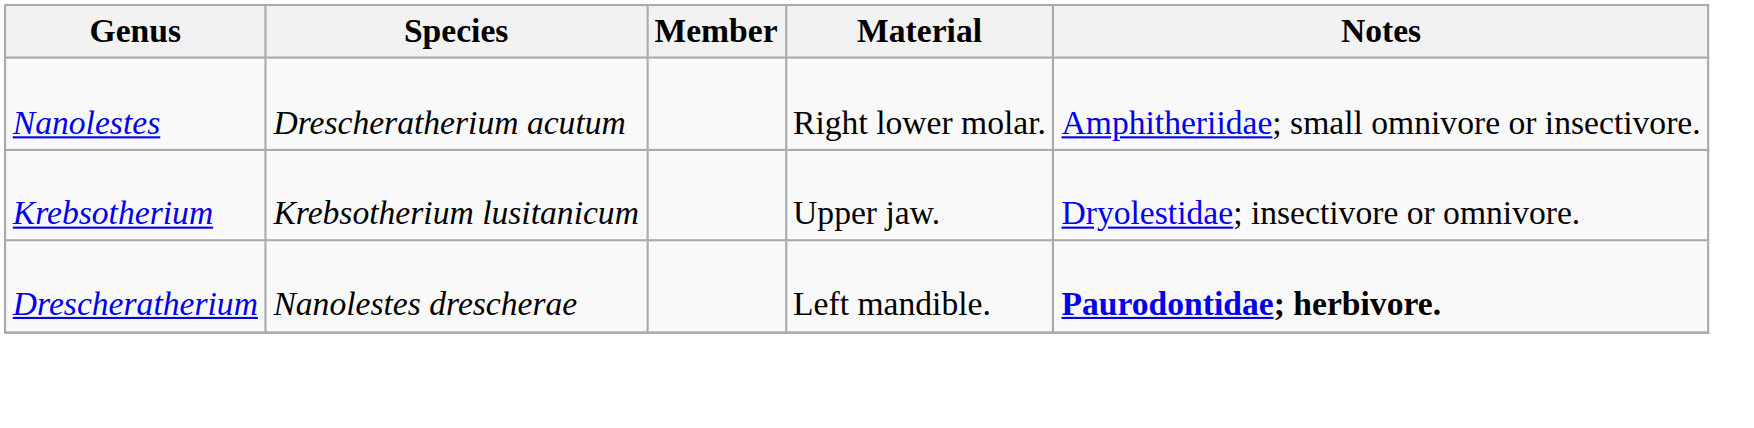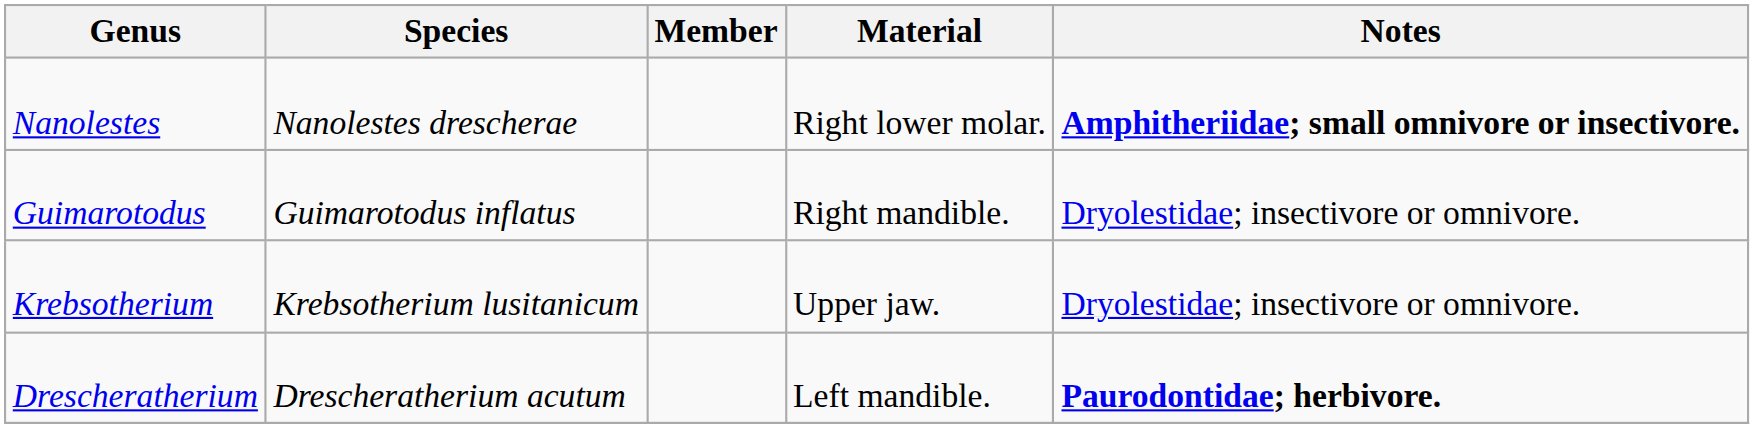(450, 122) Drescheratherium acutum -> (425, 122) Nanolestes drescherae
(1381, 122) normal -> (1401, 122) bold
+ row: (109, 213)
(425, 304) Nanolestes drescherae -> (450, 395) Drescheratherium acutum
